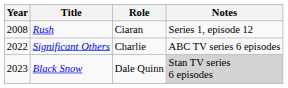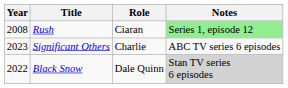(211, 29) no background -> (211, 29) lightgreen background
(17, 46) 2022 -> (17, 46) 2023
(17, 69) 2023 -> (17, 69) 2022
